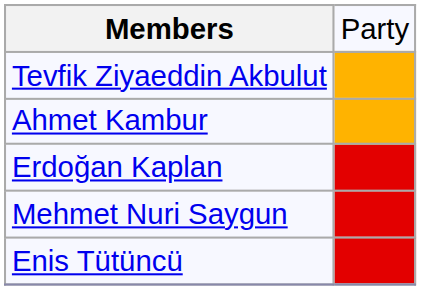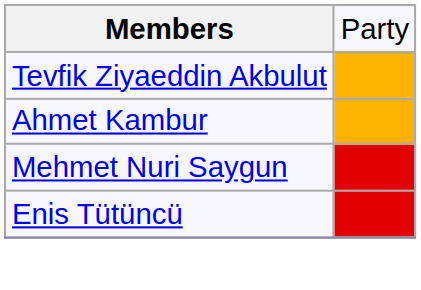- row: (117, 168)
